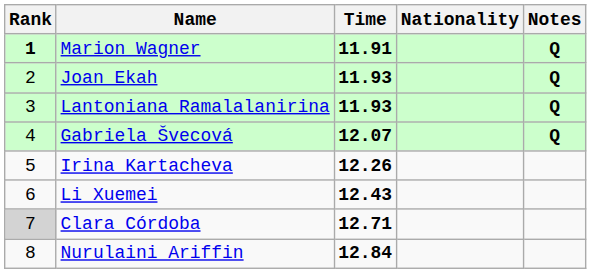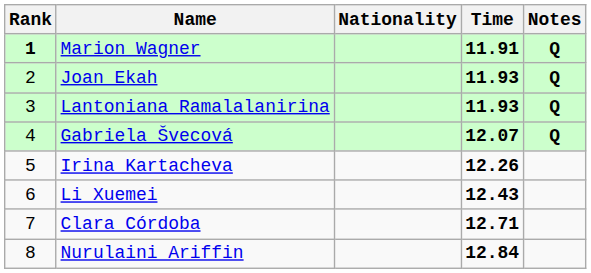columns swapped: (460, 19) <-> (365, 19)
(31, 224) lightgrey background -> (31, 224) no background
